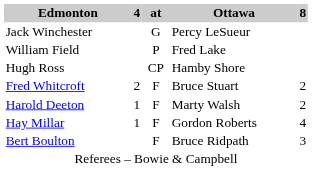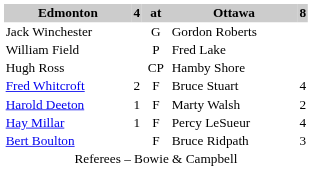(211, 31) Percy LeSueur -> (214, 31) Gordon Roberts
(303, 86) 2 -> (303, 86) 4
(214, 122) Gordon Roberts -> (211, 122) Percy LeSueur
